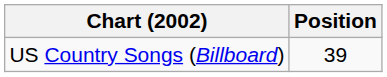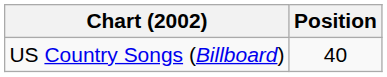(335, 54) 39 -> (335, 54) 40
